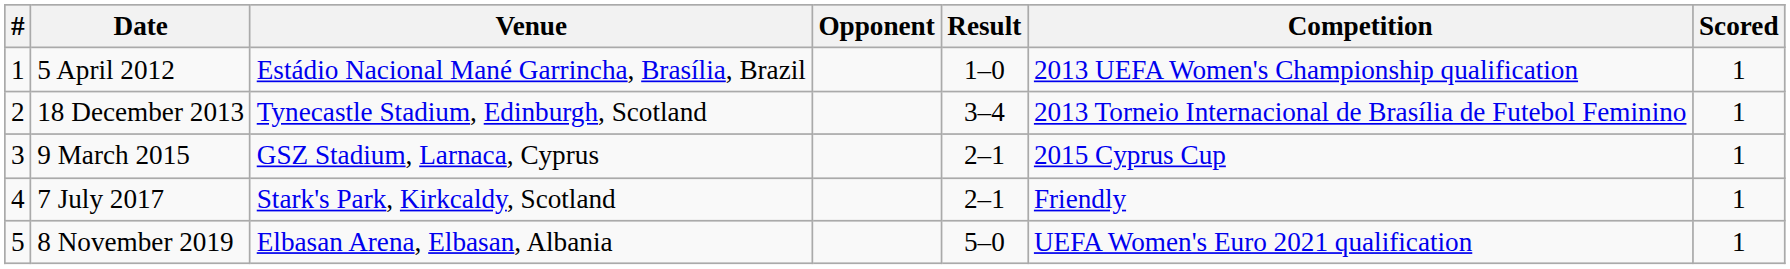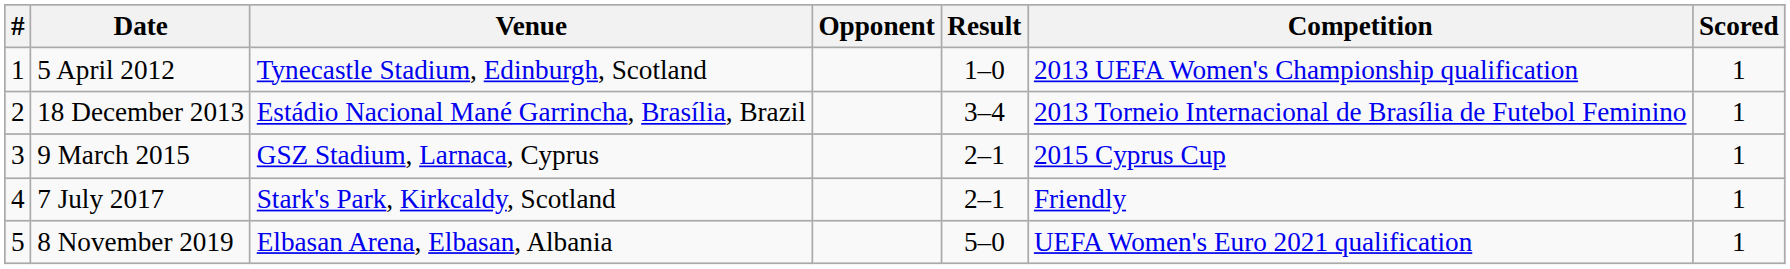(531, 69) Estádio Nacional Mané Garrincha, Brasília, Brazil -> (482, 69) Tynecastle Stadium, Edinburgh, Scotland
(482, 112) Tynecastle Stadium, Edinburgh, Scotland -> (531, 112) Estádio Nacional Mané Garrincha, Brasília, Brazil
